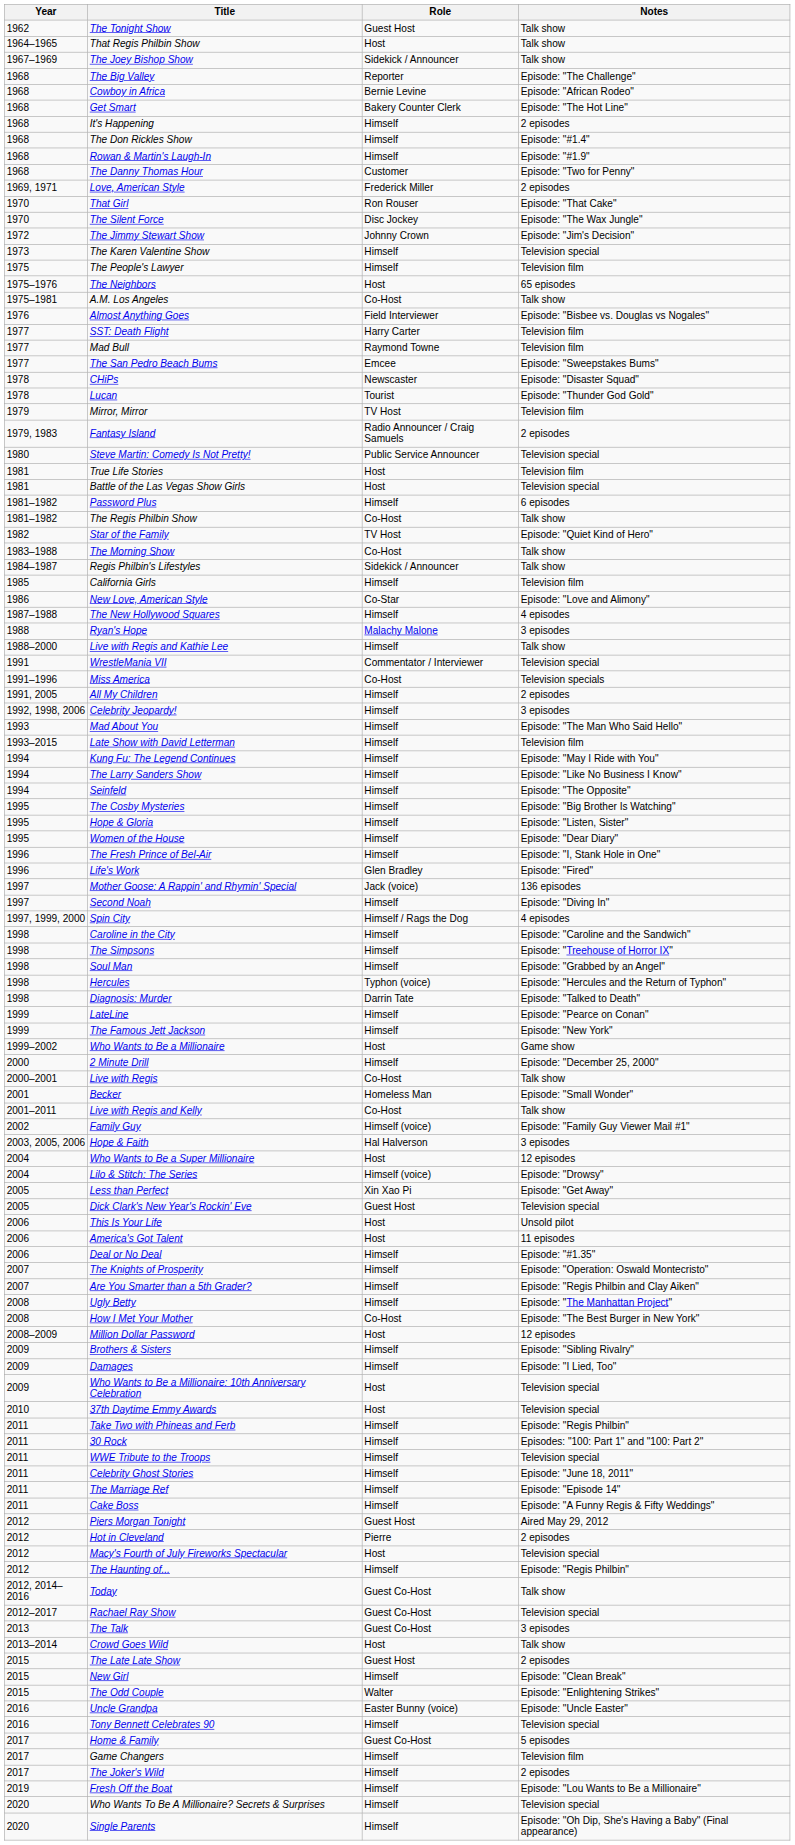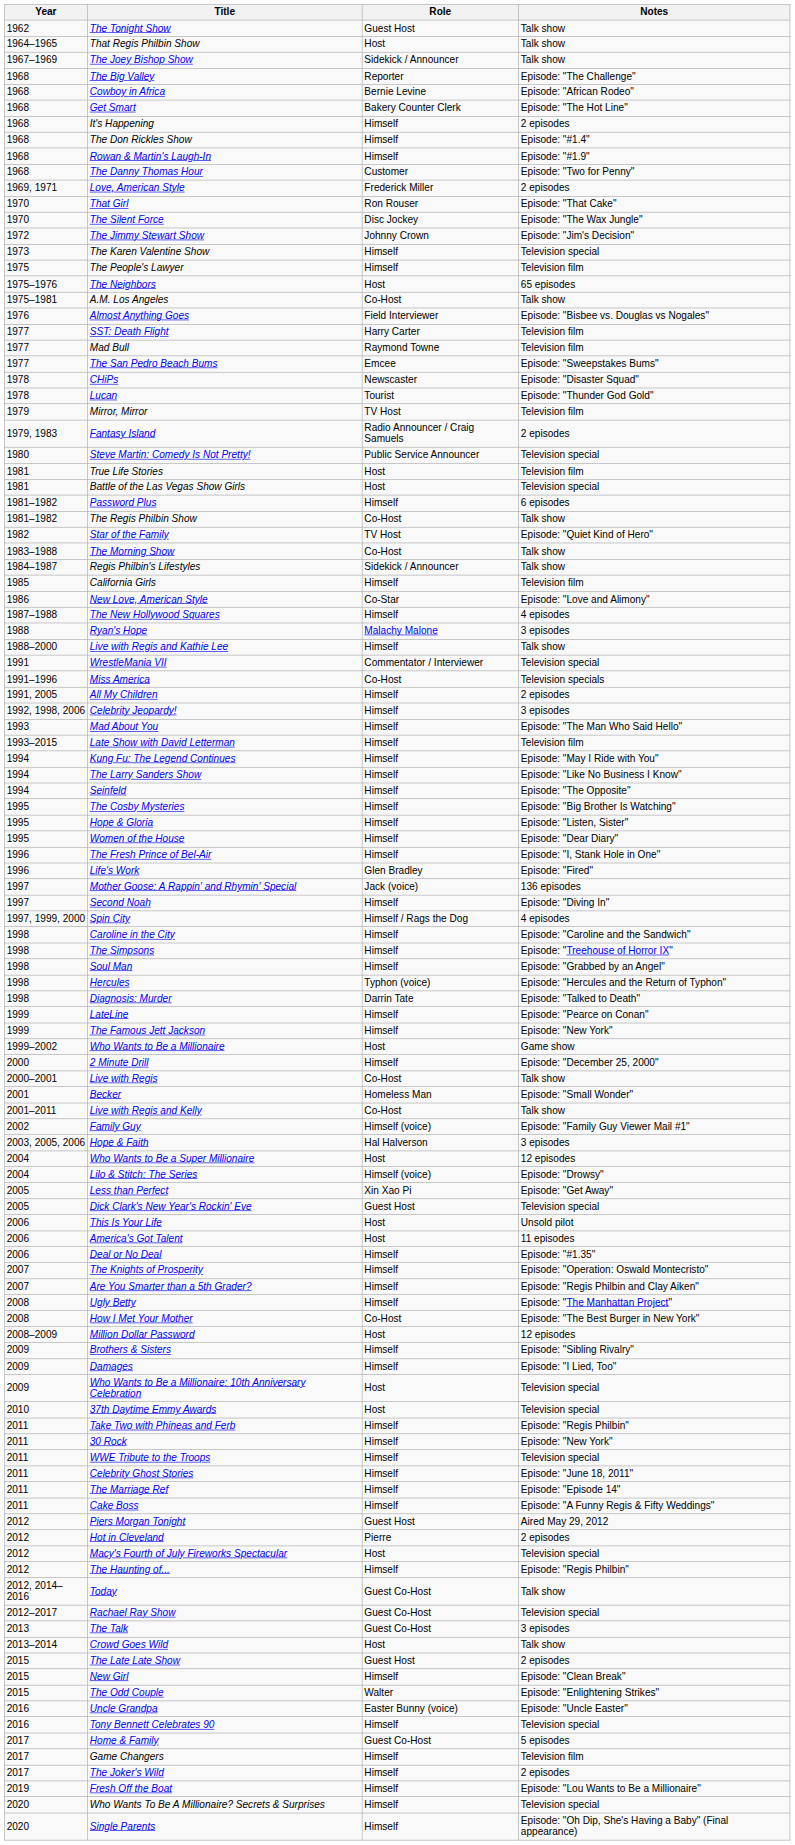(612, 1441) Episodes: "100: Part 1" and "100: Part 2" -> (567, 1441) Episode: "New York"
